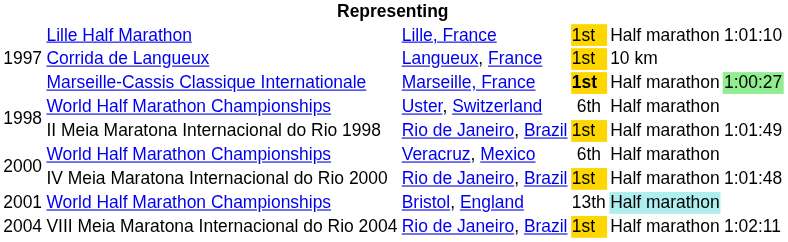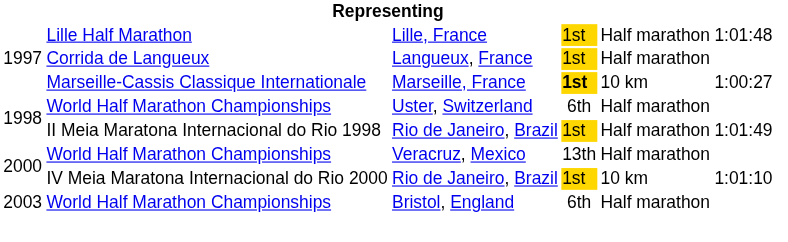(753, 35) 1:01:10 -> (743, 35) 1:01:48
(634, 58) 10 km -> (655, 58) Half marathon
(665, 82) Half marathon -> (624, 82) 10 km
(753, 82) lightgreen background -> (743, 82) no background
(589, 154) 6th -> (579, 154) 13th
(665, 178) Half marathon -> (624, 178) 10 km
(753, 178) 1:01:48 -> (743, 178) 1:01:10
(23, 202) 2001 -> (23, 202) 2003
(589, 202) 13th -> (579, 202) 6th
(665, 202) paleturquoise background -> (655, 202) no background
- row: (222, 226)
